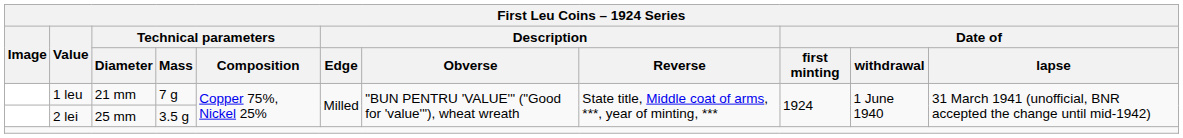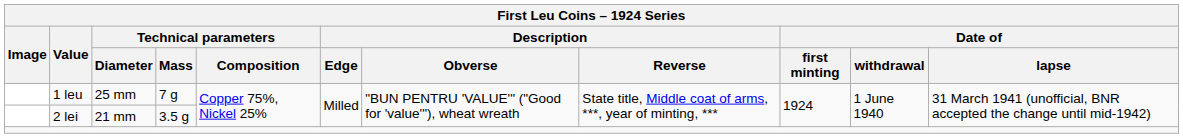(115, 95) 21 mm -> (115, 95) 25 mm
(115, 116) 25 mm -> (115, 116) 21 mm
